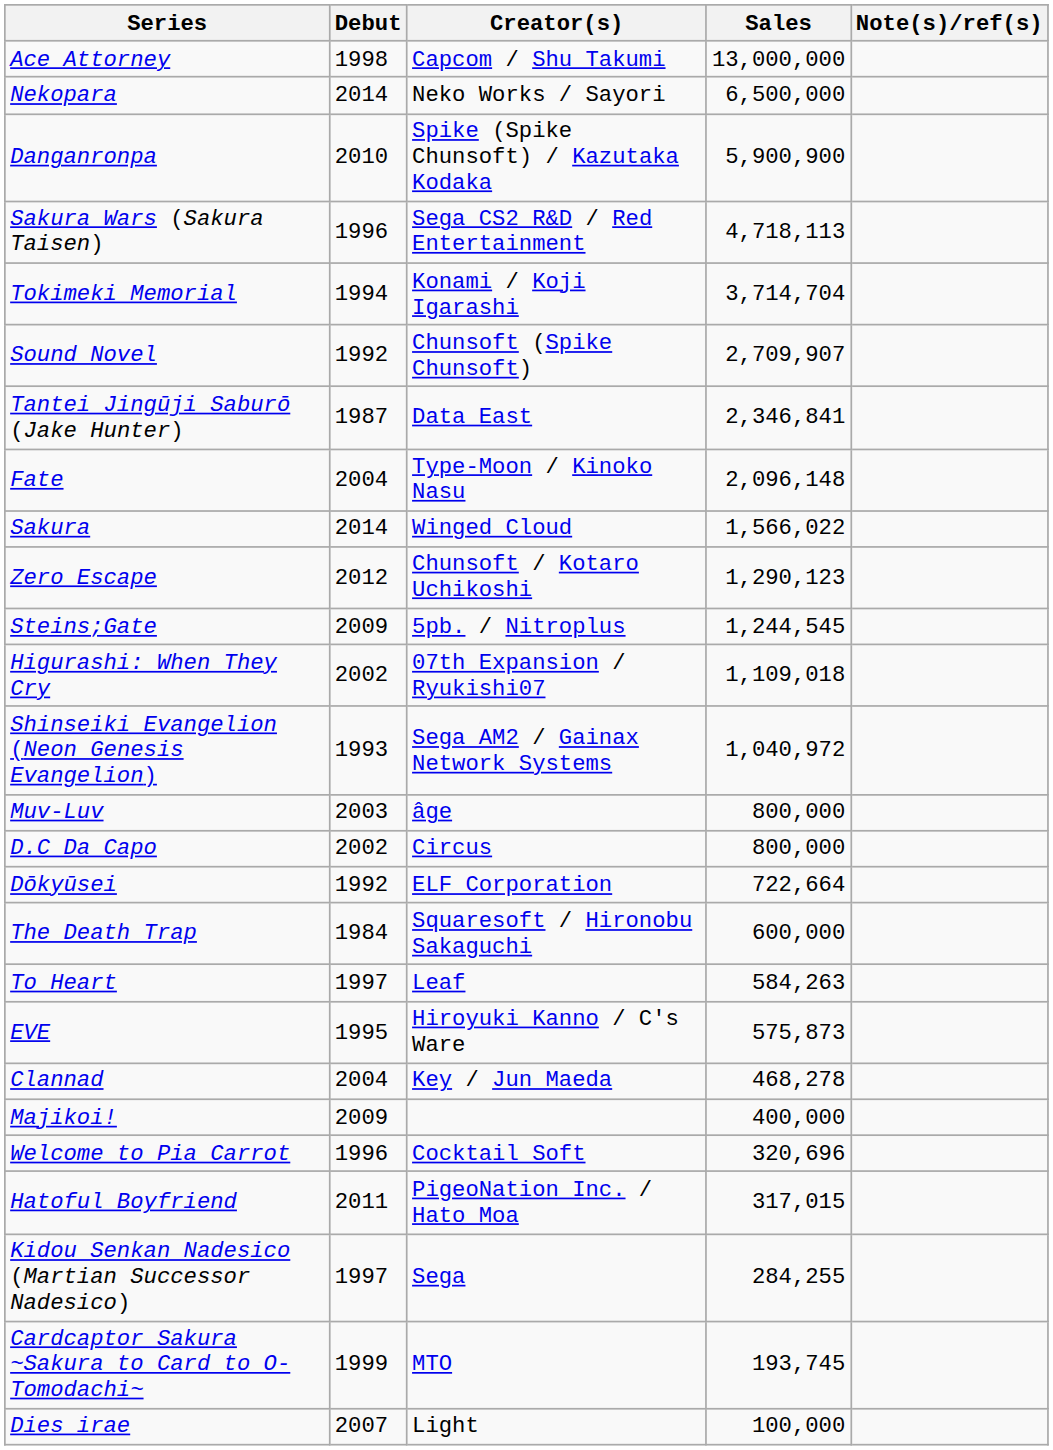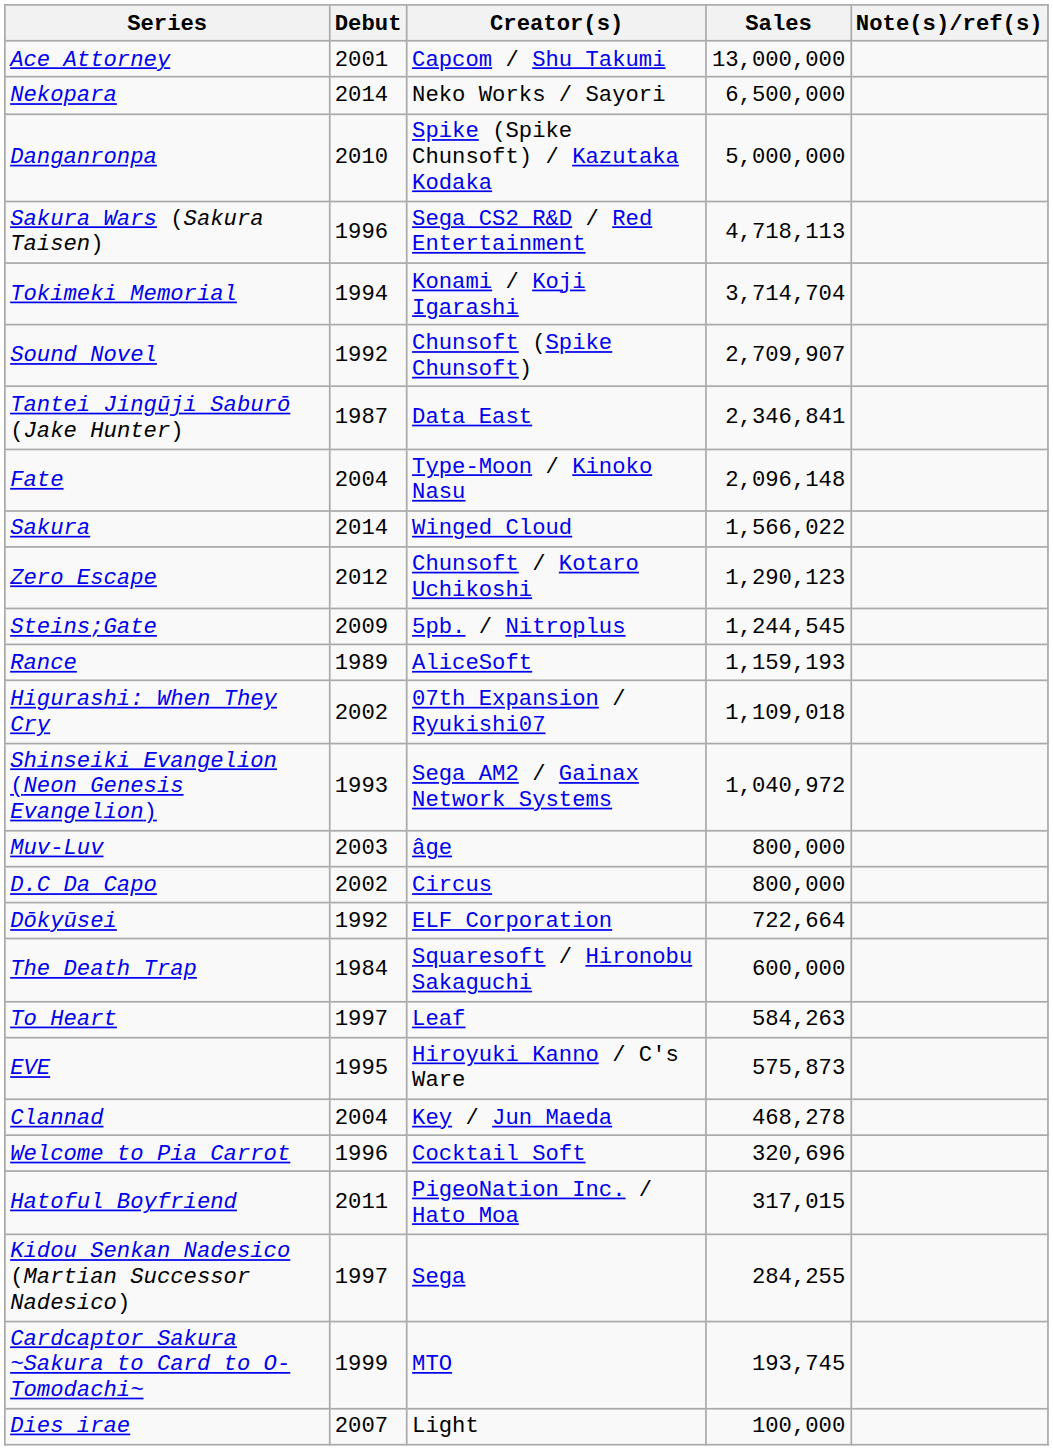(361, 59) 1998 -> (361, 59) 2001
(785, 157) 5,900,900 -> (785, 157) 5,000,000
+ row: (44, 663)
- row: (64, 1117)
